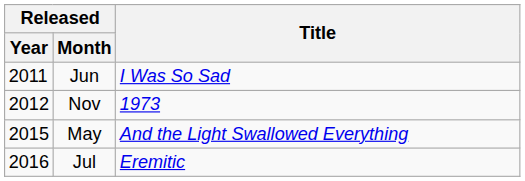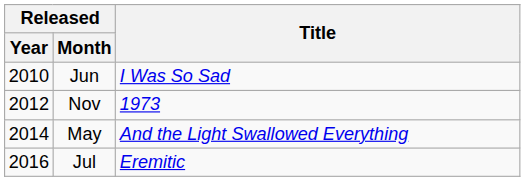(28, 76) 2011 -> (29, 76) 2010
(29, 133) 2015 -> (29, 133) 2014
